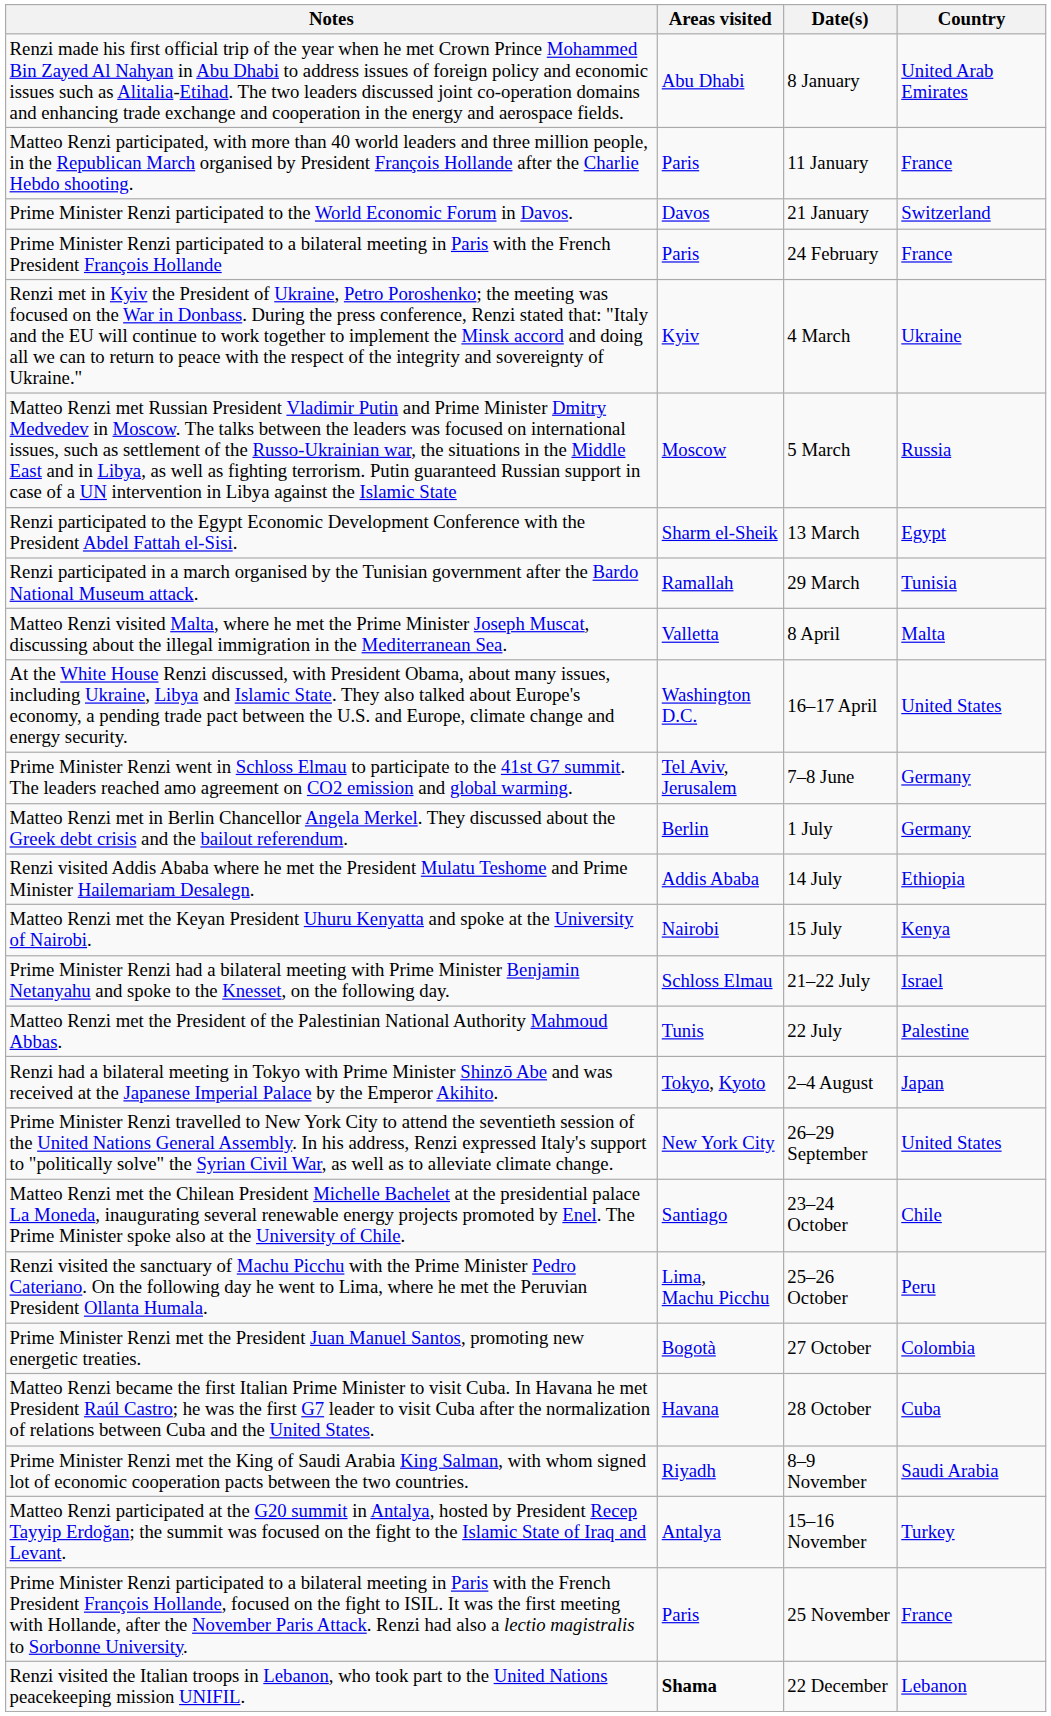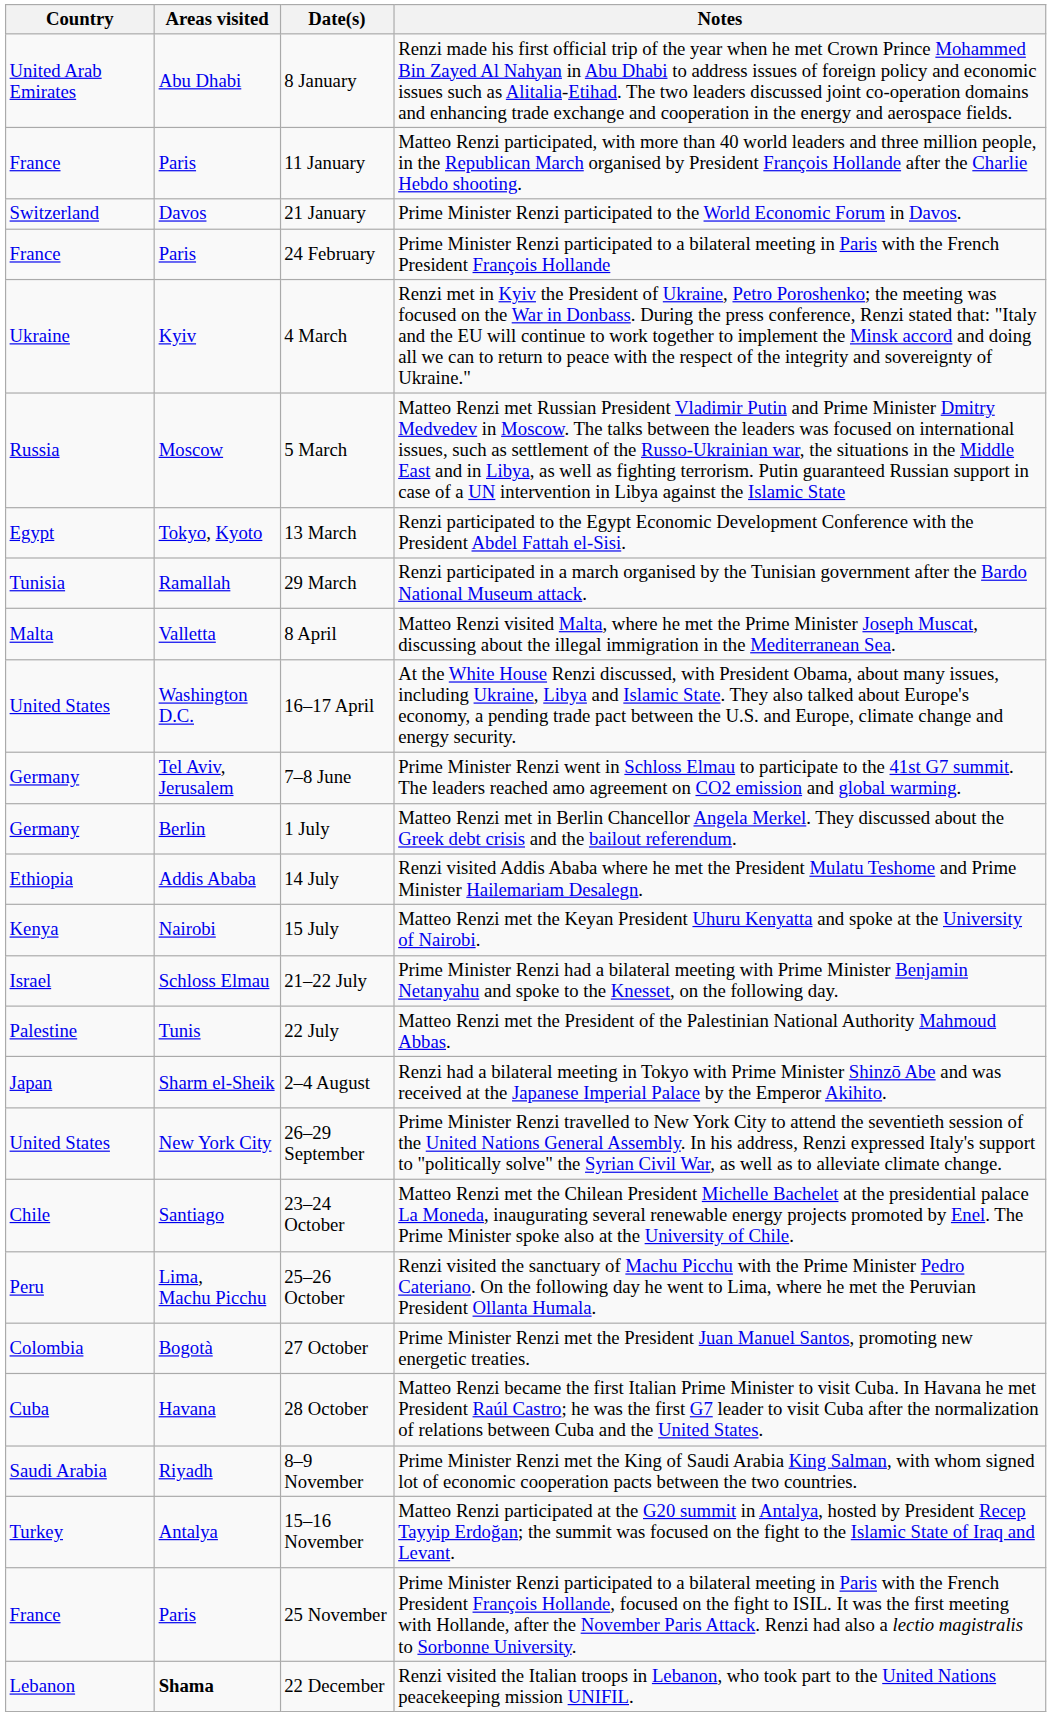columns swapped: (971, 19) <-> (331, 19)
(720, 532) Sharm el-Sheik -> (210, 532) Tokyo, Kyoto
(714, 1082) Tokyo, Kyoto -> (217, 1082) Sharm el-Sheik
